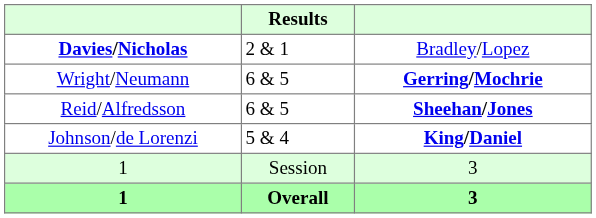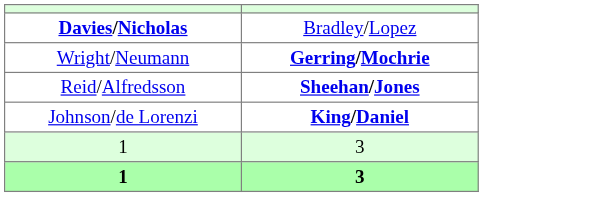- column: (298, 19)
